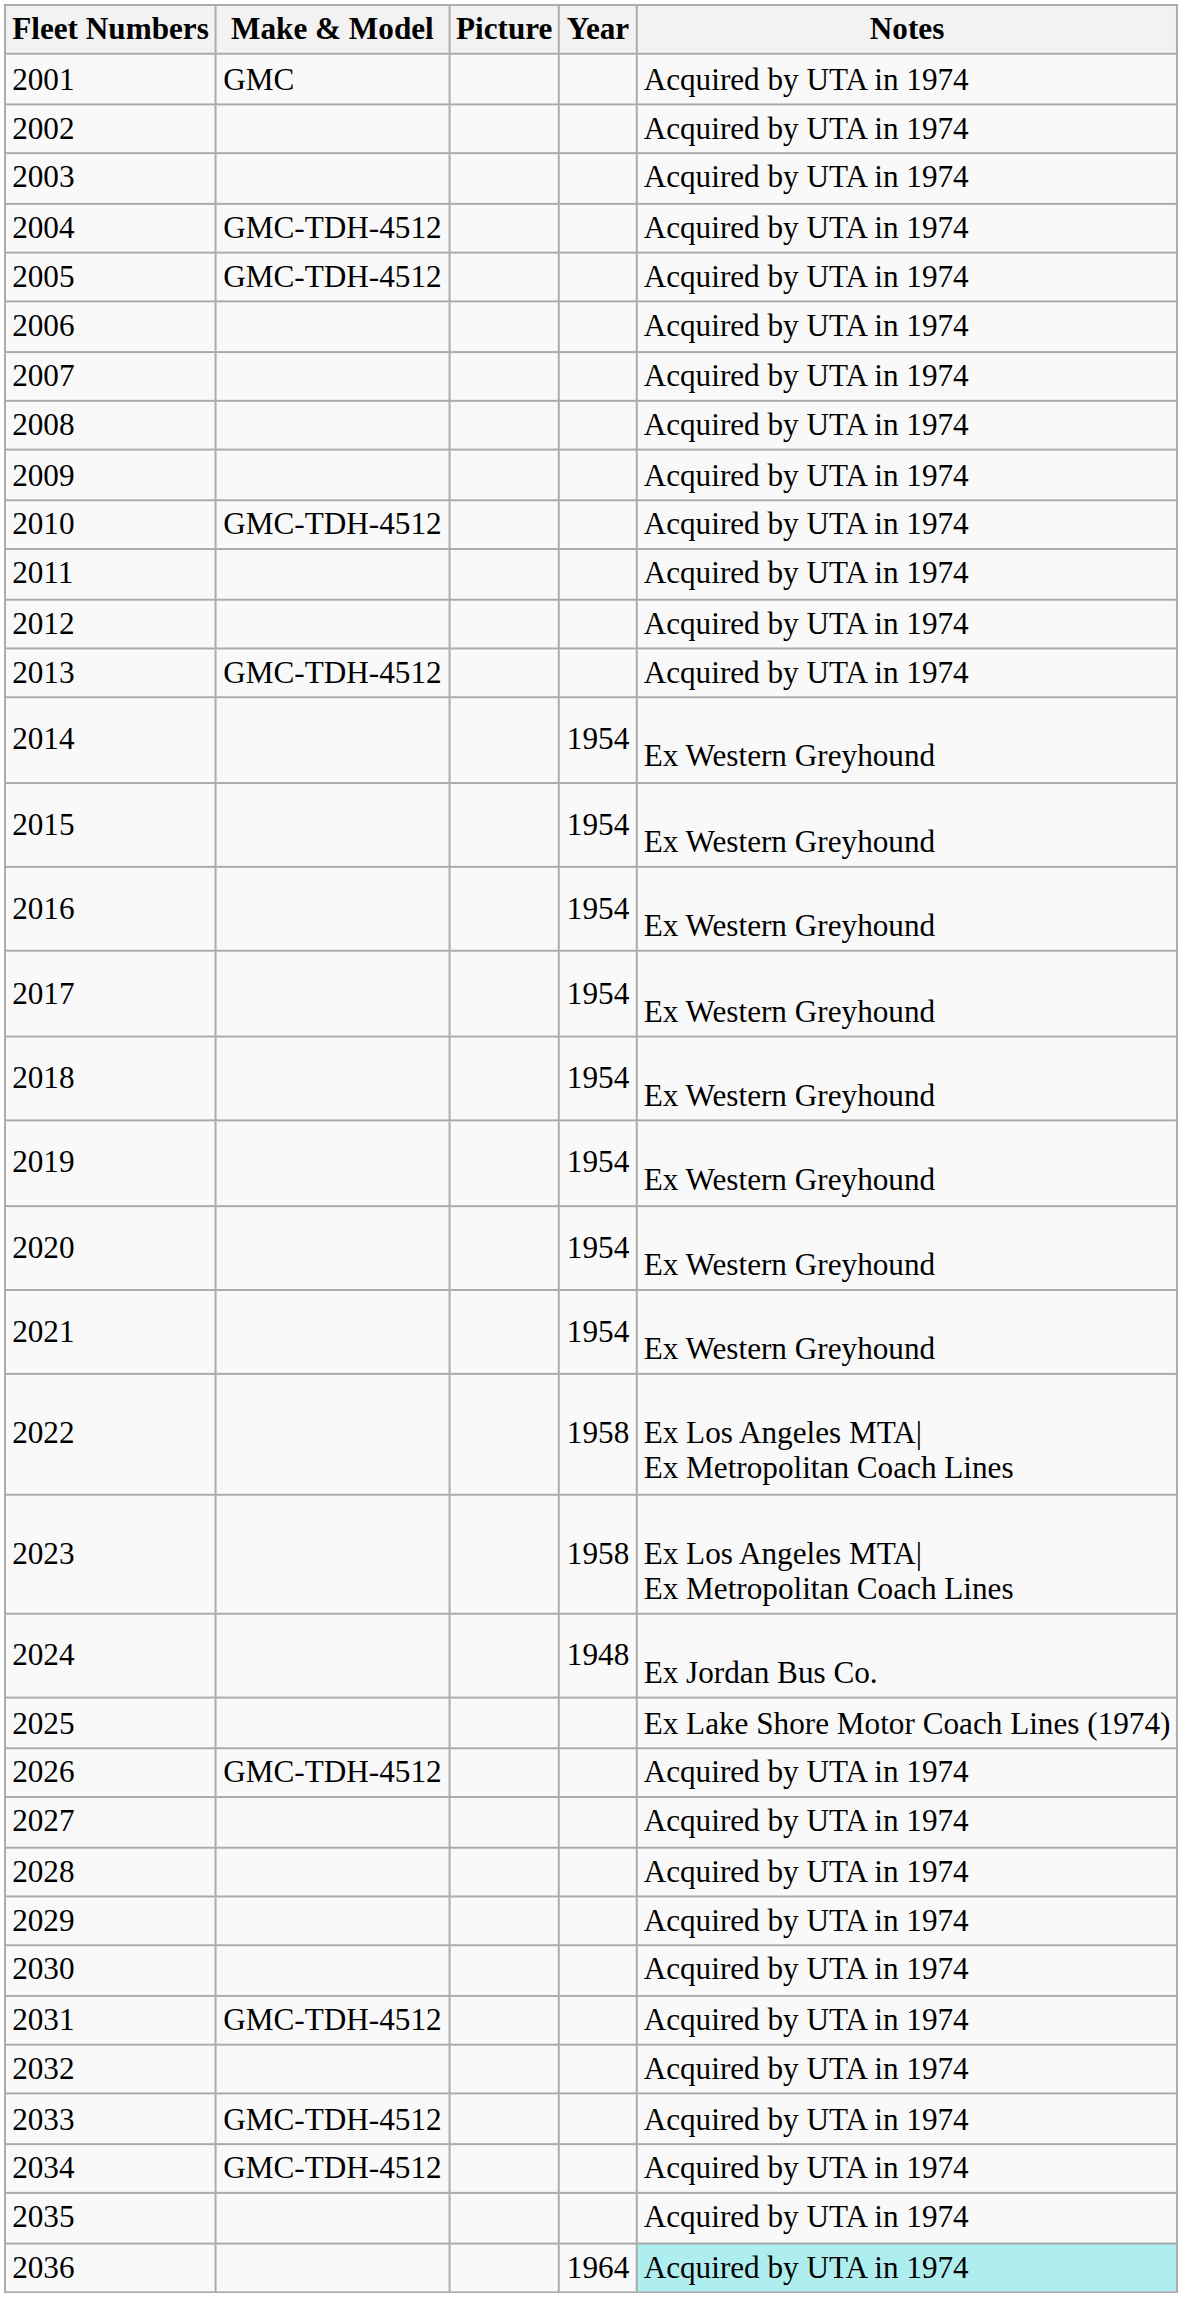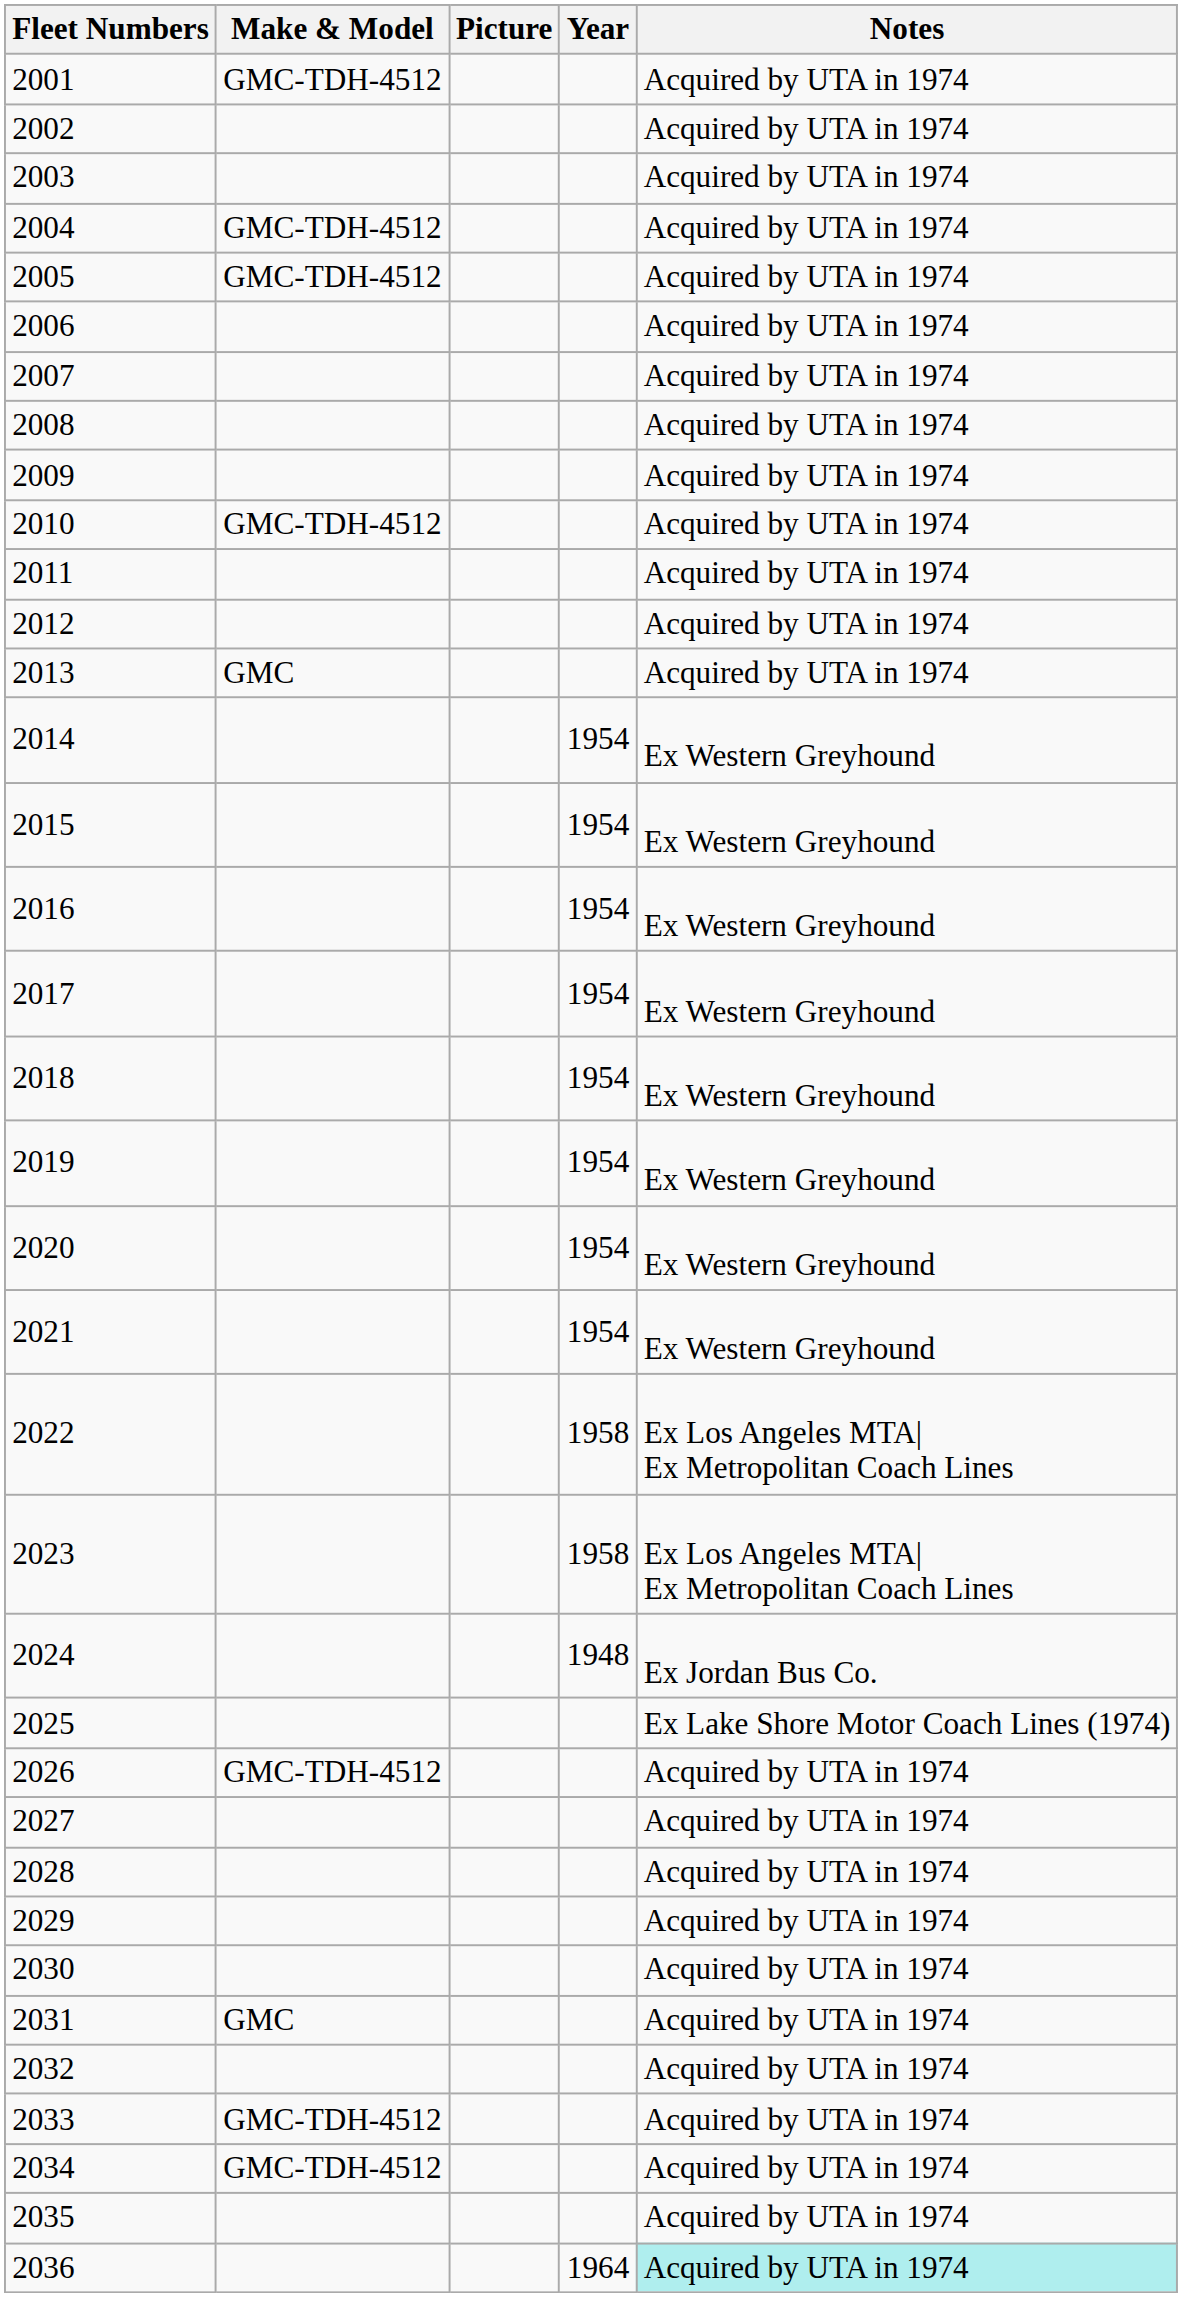(259, 78) GMC -> (332, 78) GMC-TDH-4512
(332, 672) GMC-TDH-4512 -> (259, 672) GMC
(332, 2019) GMC-TDH-4512 -> (259, 2019) GMC
